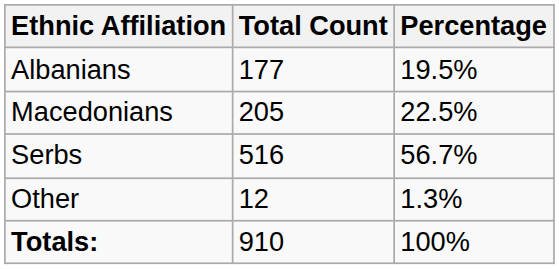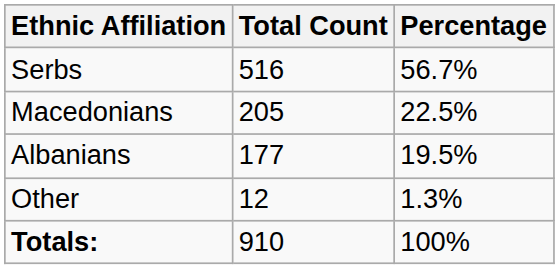rows swapped: (47, 155) <-> (71, 69)
